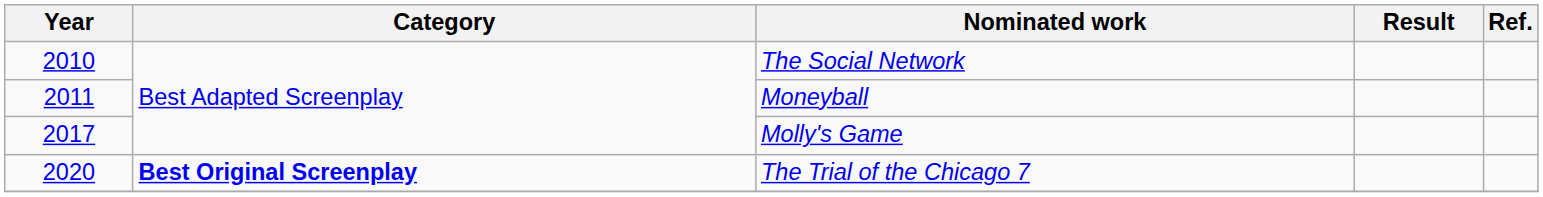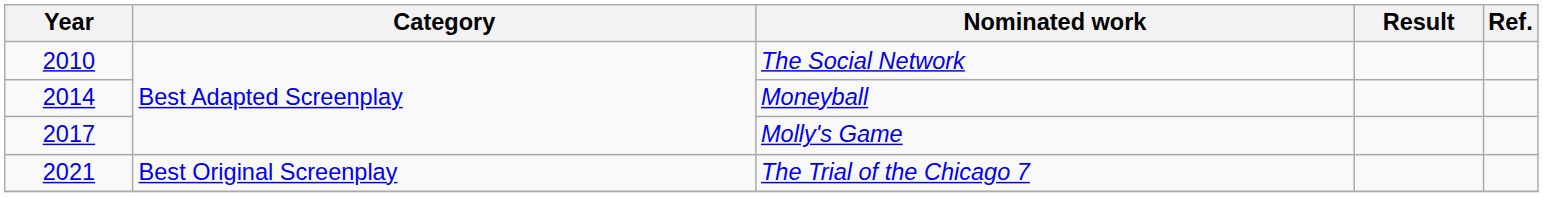(69, 97) 2011 -> (69, 97) 2014
(69, 172) 2020 -> (69, 172) 2021
(278, 172) bold -> (268, 172) normal
